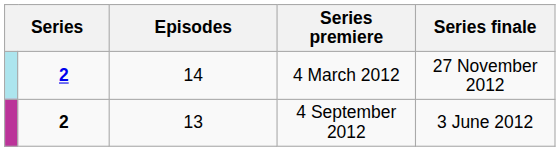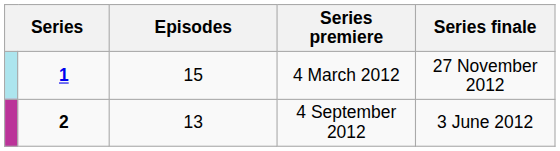(64, 75) 2 -> (64, 75) 1
(193, 75) 14 -> (193, 75) 15
